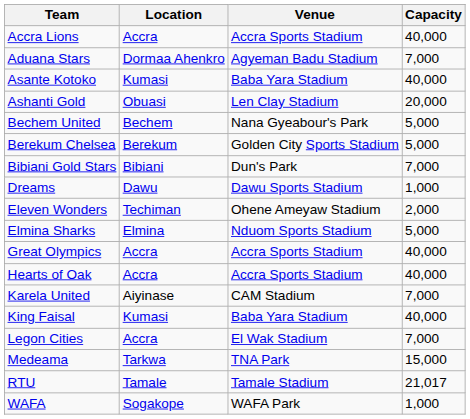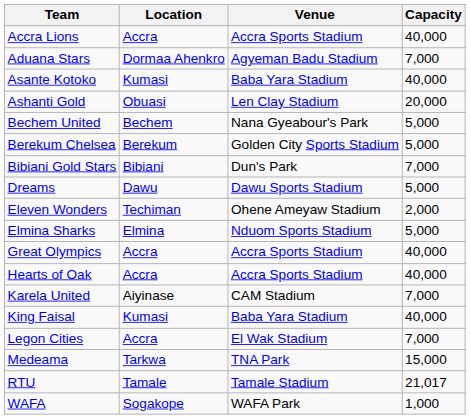(422, 187) 1,000 -> (422, 187) 5,000
